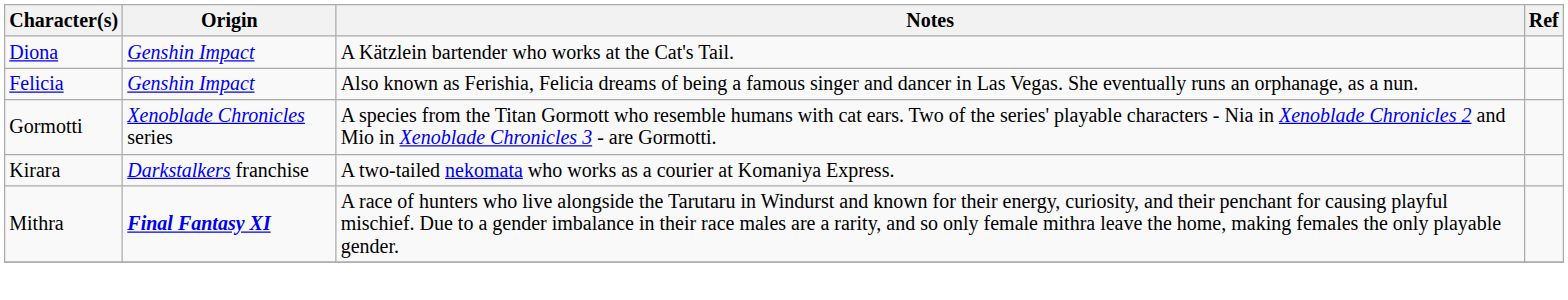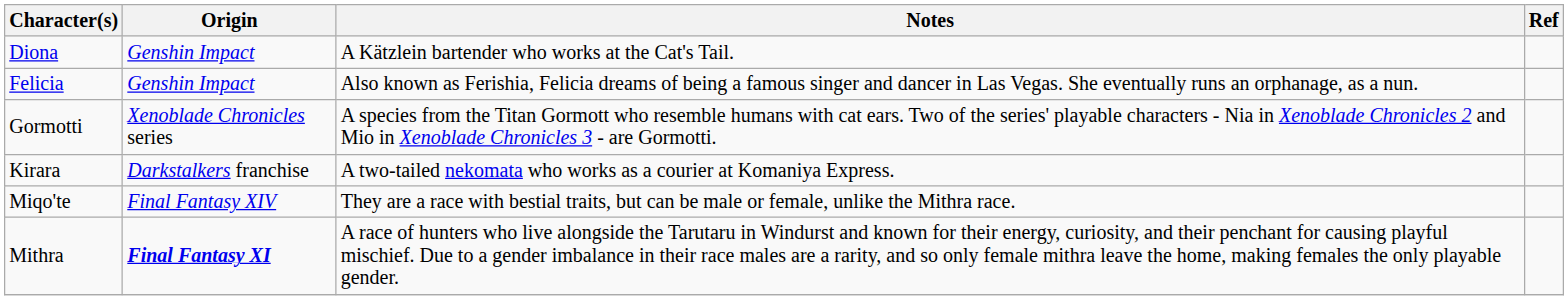+ row: (40, 201)
